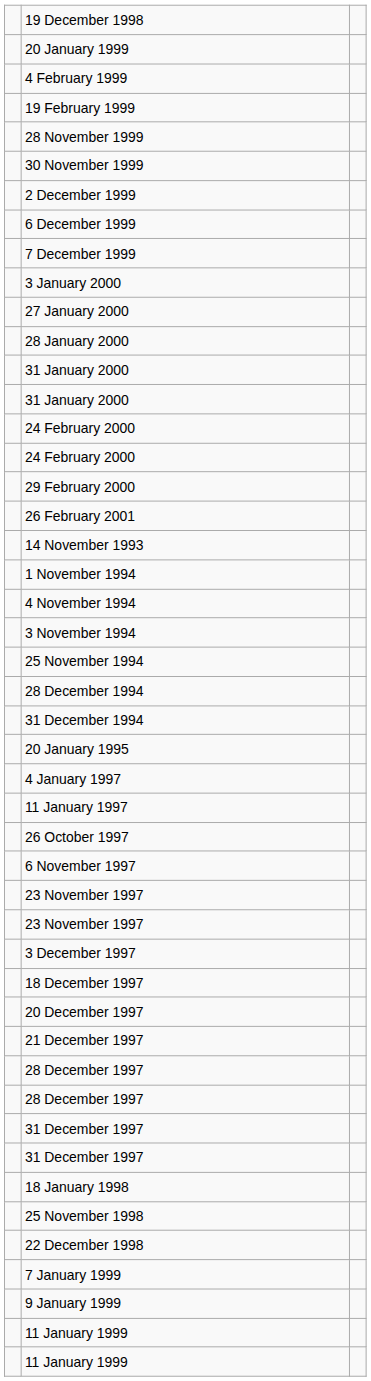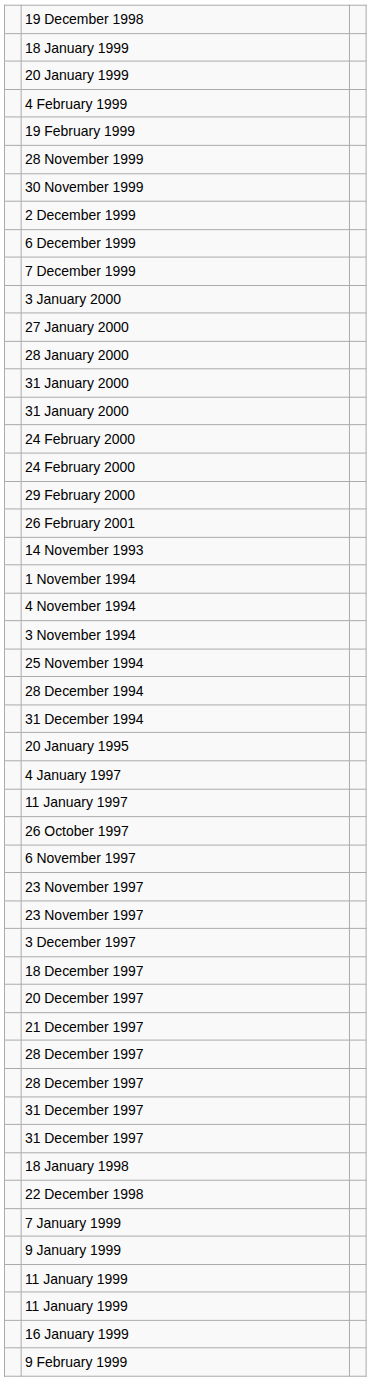+ row: (13, 47)
- row: (13, 1216)
+ row: (13, 1334)
+ row: (13, 1362)
